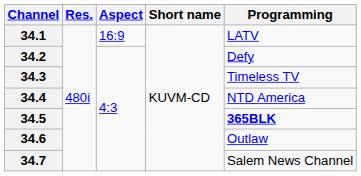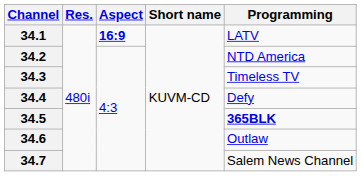(112, 35) normal -> (112, 35) bold
(241, 56) Defy -> (266, 56) NTD America
(266, 98) NTD America -> (241, 98) Defy
